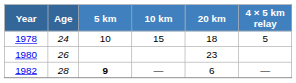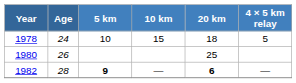(212, 55) 23 -> (212, 55) 25
(212, 70) normal -> (212, 70) bold
